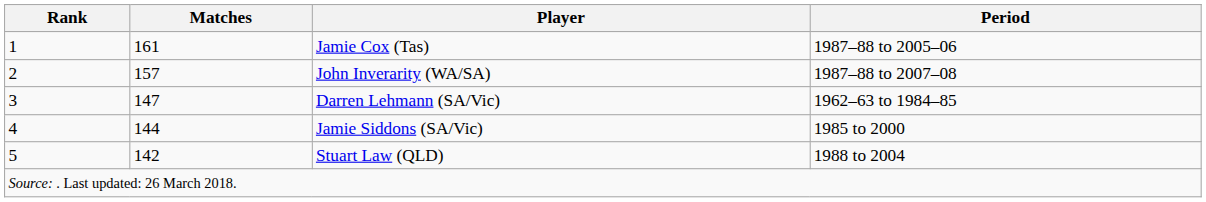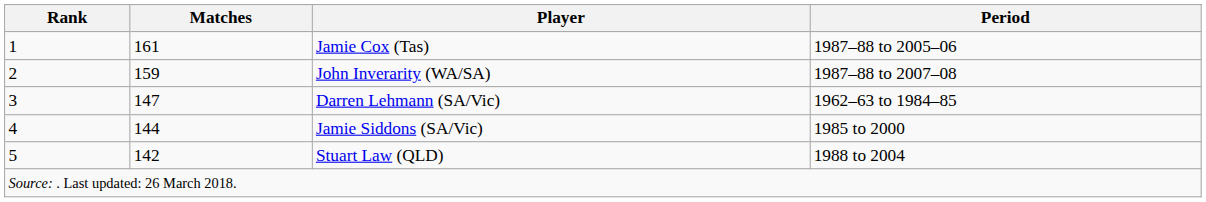(147, 73) 157 -> (147, 73) 159
